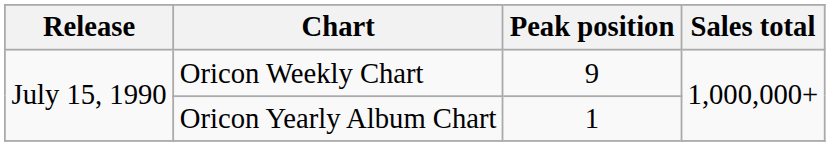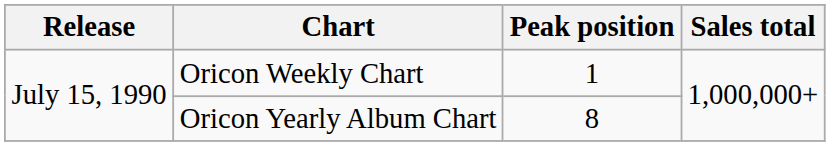(592, 72) 9 -> (592, 72) 1
(592, 118) 1 -> (592, 118) 8
